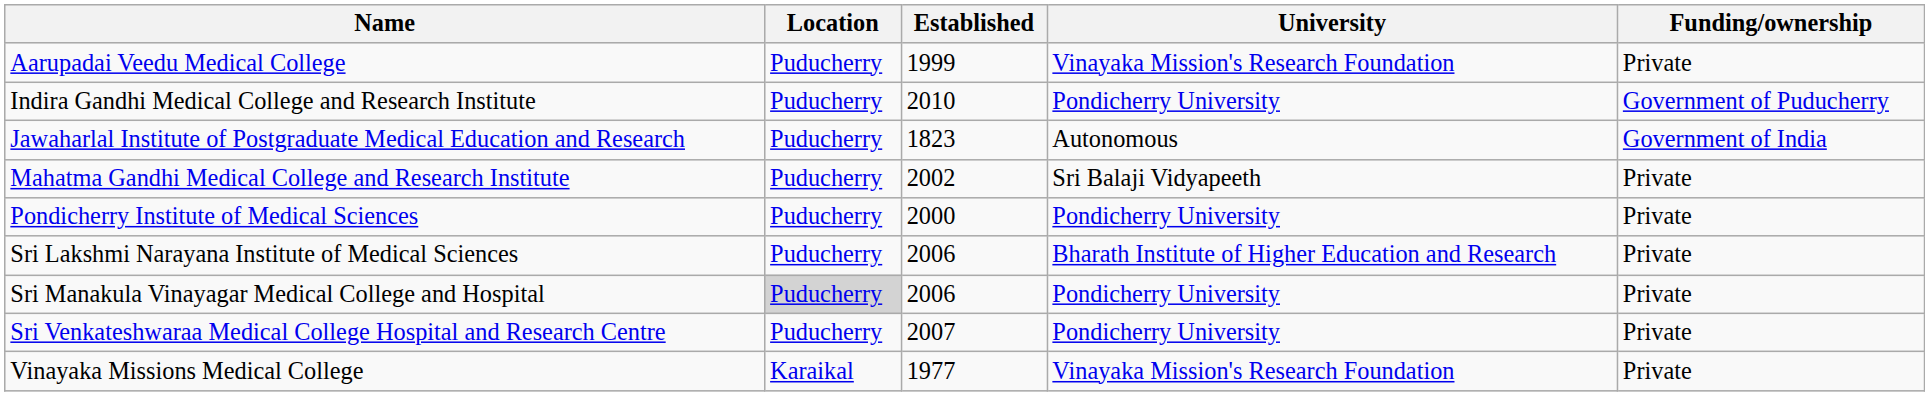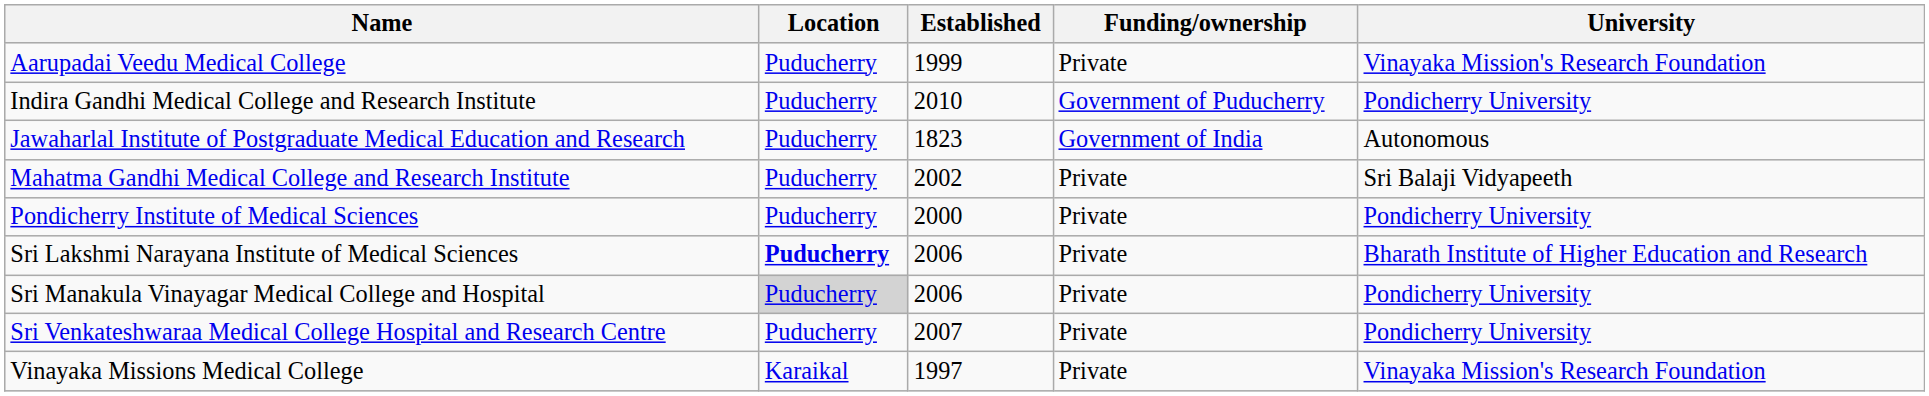columns swapped: (1332, 23) <-> (1771, 23)
(826, 255) normal -> (827, 255) bold
(931, 370) 1977 -> (938, 370) 1997
